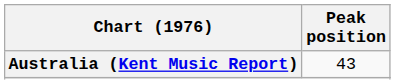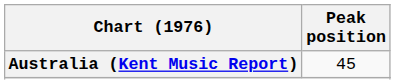(346, 65) 43 -> (346, 65) 45
